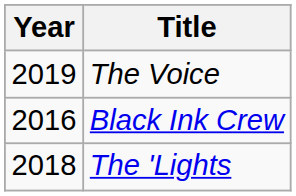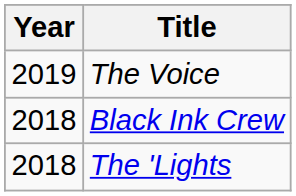(44, 119) 2016 -> (44, 119) 2018
